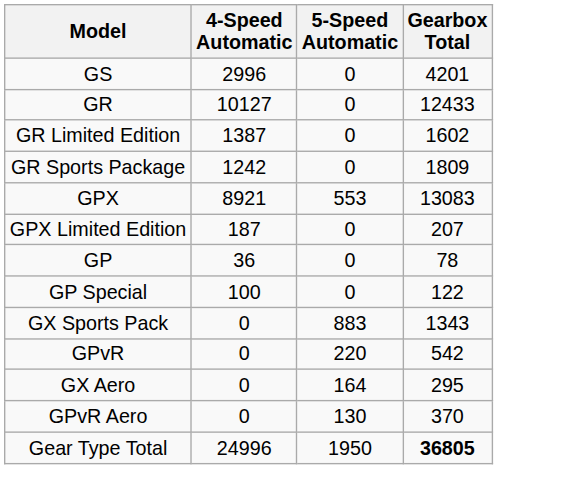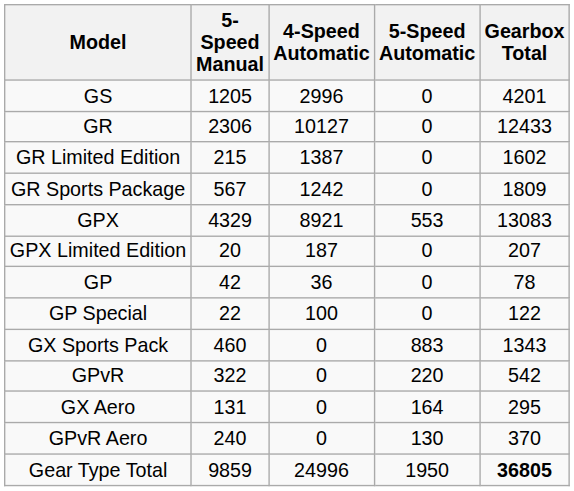+ column: (230, 43)
